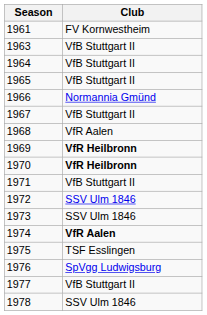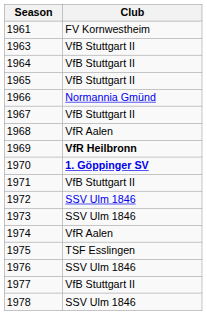(101, 166) VfR Heilbronn -> (107, 166) 1. Göppinger SV
(90, 234) bold -> (89, 234) normal
(113, 268) SpVgg Ludwigsburg -> (101, 268) SSV Ulm 1846
